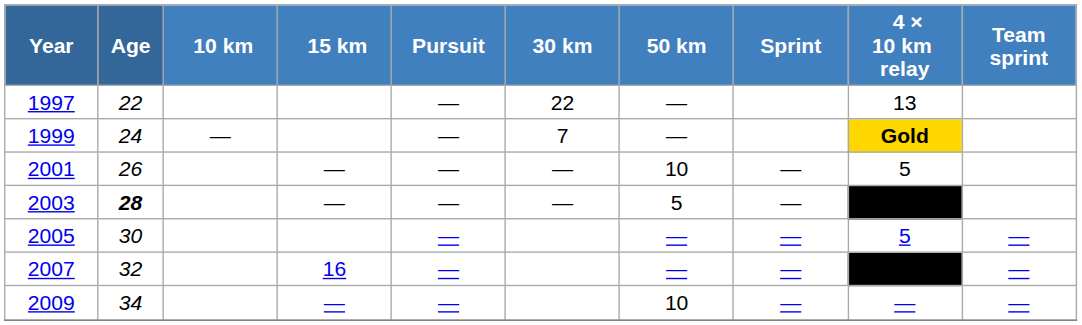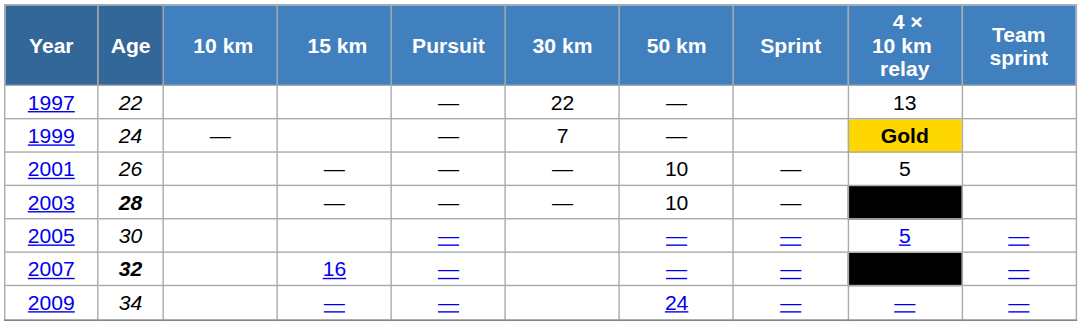(677, 203) 5 -> (677, 203) 10
(131, 270) normal -> (131, 270) bold
(677, 303) 10 -> (677, 303) 24
